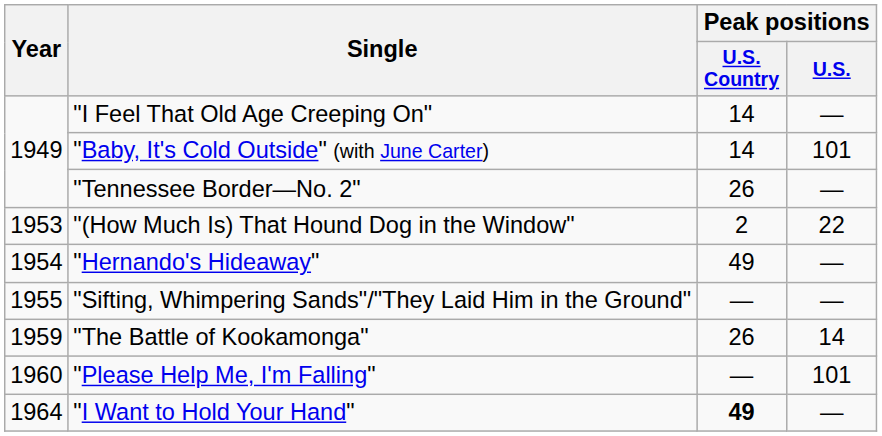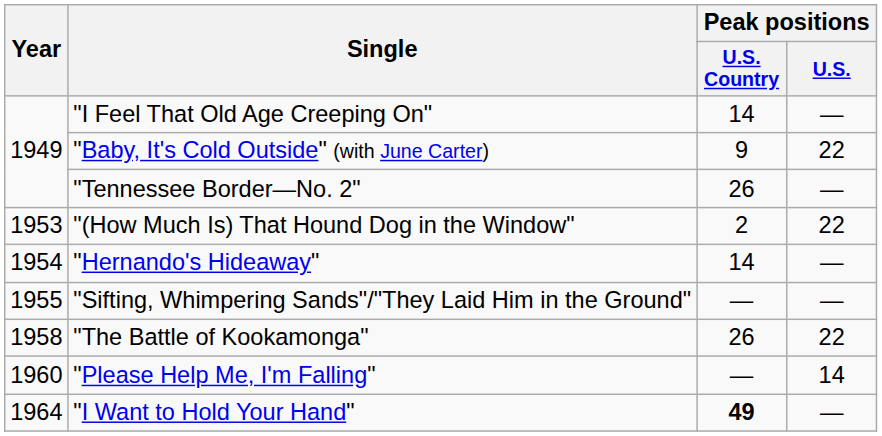(742, 151) 14 -> (742, 151) 9
(832, 151) 101 -> (832, 151) 22
(742, 263) 49 -> (742, 263) 14
(36, 337) 1959 -> (36, 337) 1958
(832, 337) 14 -> (832, 337) 22
(832, 374) 101 -> (832, 374) 14
